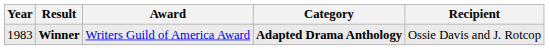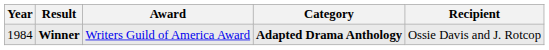(20, 34) 1983 -> (20, 34) 1984
